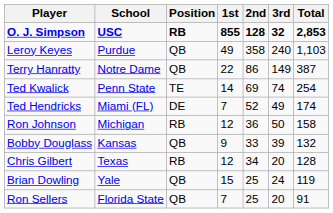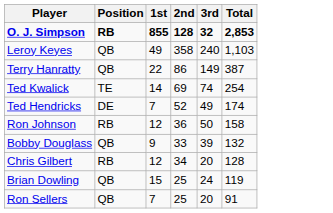- column: (131, 13)
